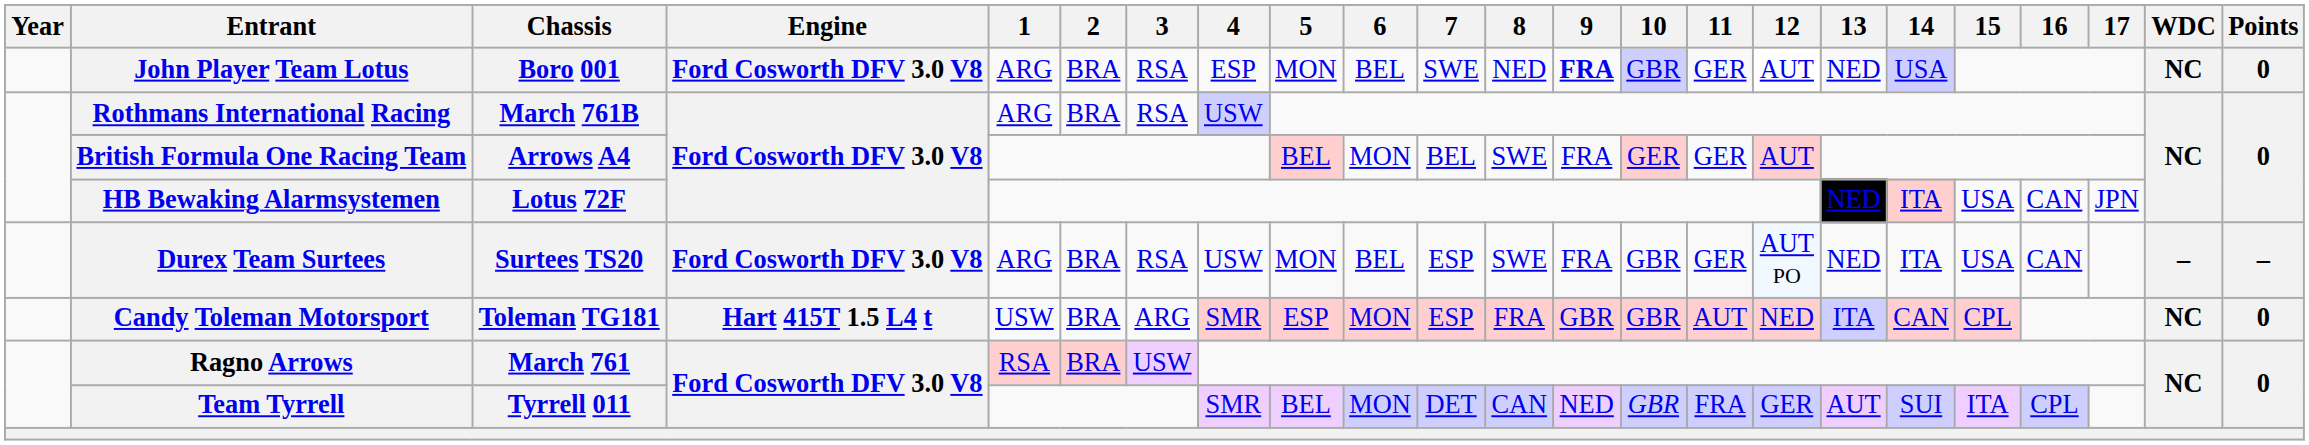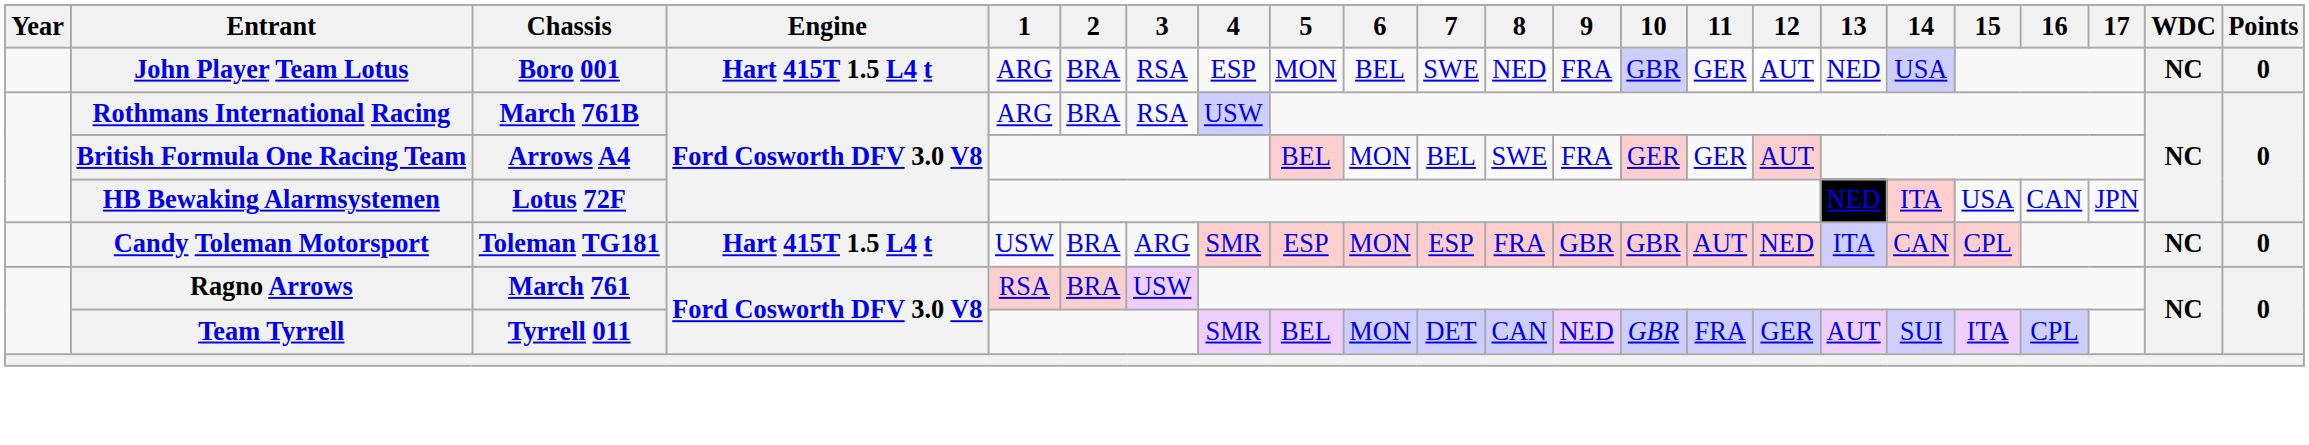(827, 69) Ford Cosworth DFV 3.0 V8 -> (827, 69) Hart 415T 1.5 L4 t
(1587, 69) bold -> (1587, 69) normal
- row: (271, 259)
